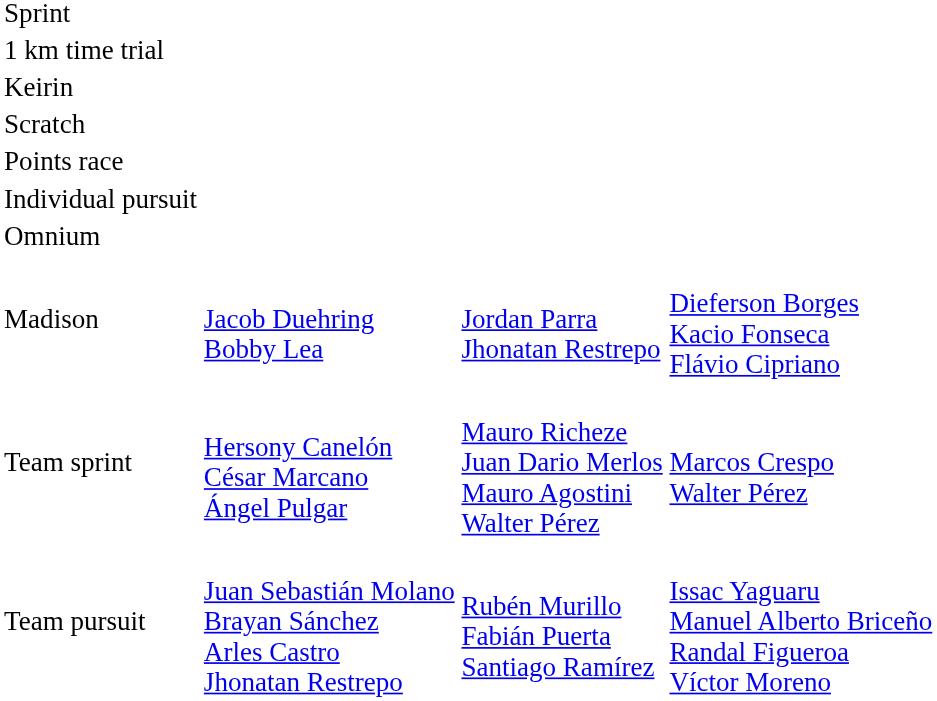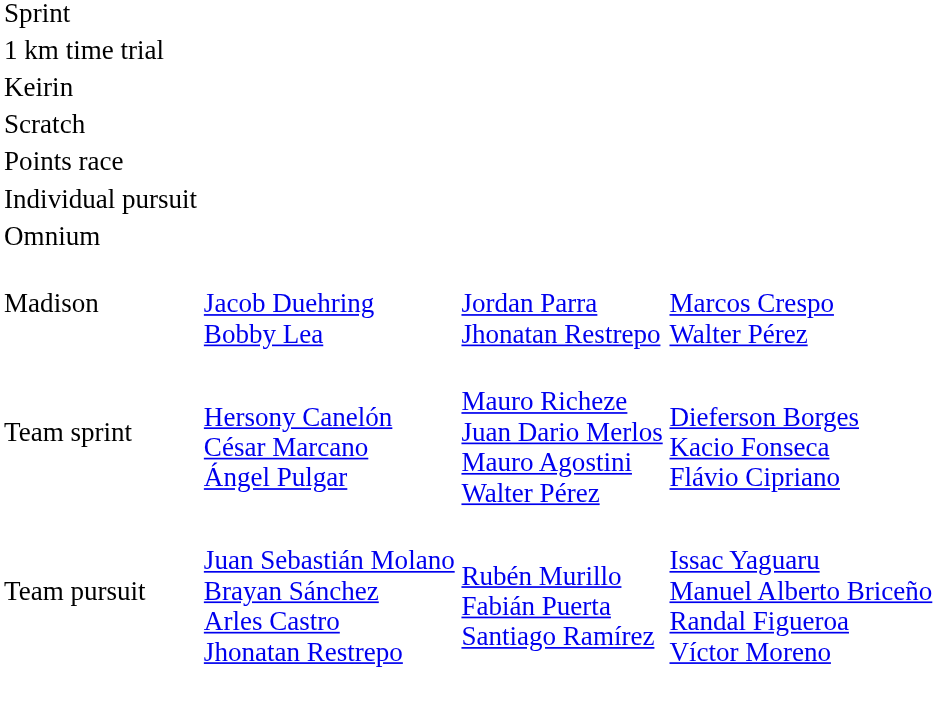(764, 334) Dieferson Borges Kacio Fonseca Flávio Cipriano -> (752, 318) Marcos Crespo Walter Pérez
(752, 477) Marcos Crespo Walter Pérez -> (764, 447) Dieferson Borges Kacio Fonseca Flávio Cipriano
